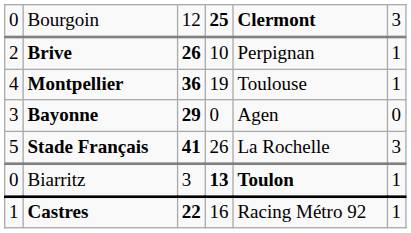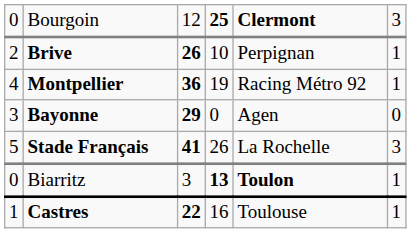(272, 84) Toulouse -> (302, 84) Racing Métro 92
(302, 212) Racing Métro 92 -> (272, 212) Toulouse
